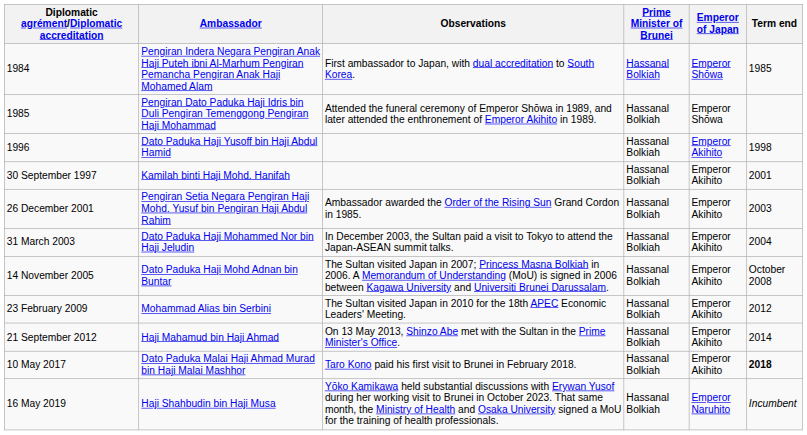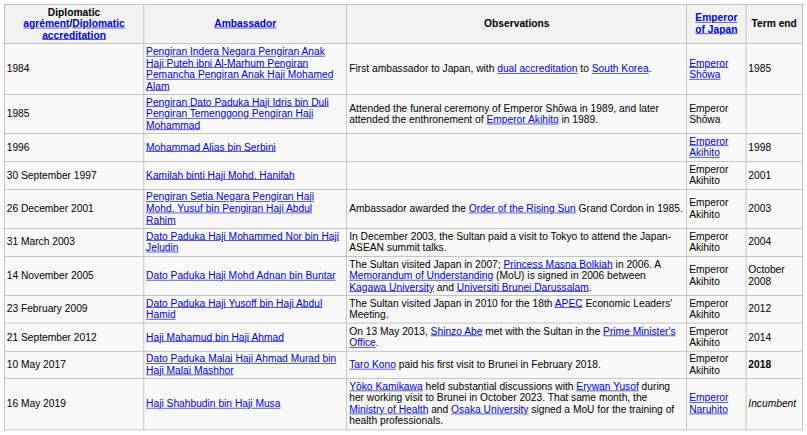- column: (657, 24)
(229, 147) Dato Paduka Haji Yusoff bin Haji Abdul Hamid -> (211, 147) Mohammad Alias bin Serbini
(206, 309) Mohammad Alias bin Serbini -> (234, 309) Dato Paduka Haji Yusoff bin Haji Abdul Hamid
